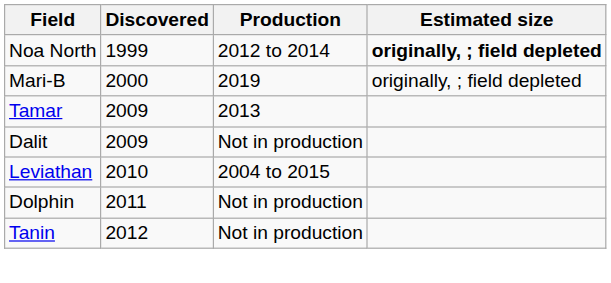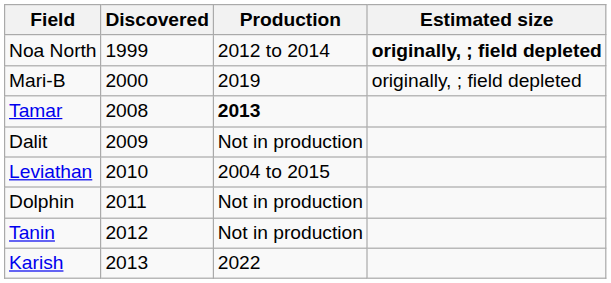(127, 111) 2009 -> (127, 111) 2008
(239, 111) normal -> (239, 111) bold
+ row: (36, 263)
